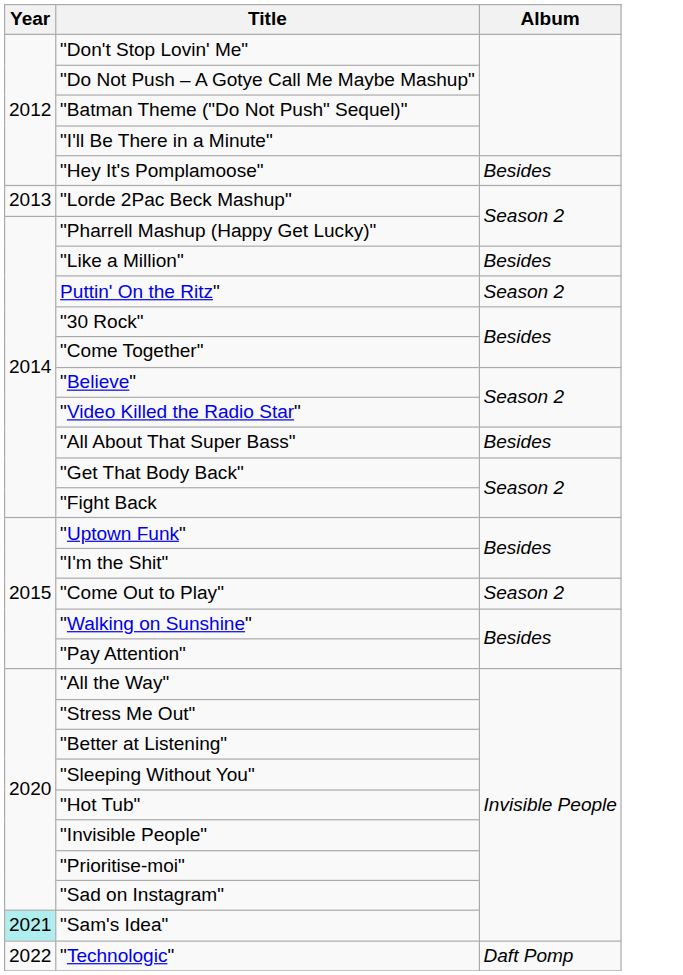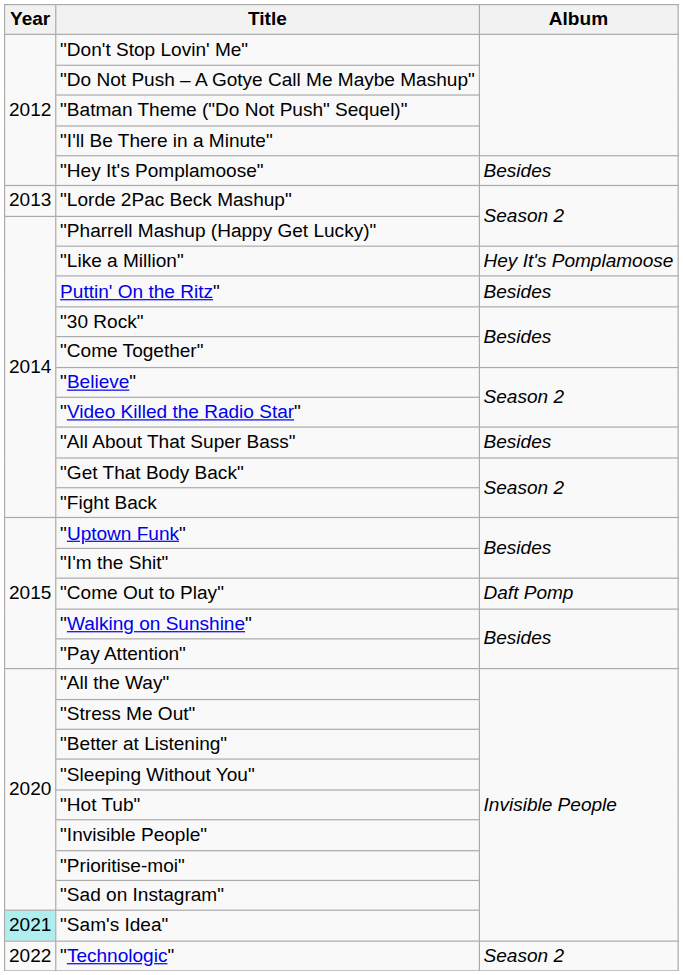(517, 261) Besides -> (578, 261) Hey It's Pomplamoose
(524, 291) Season 2 -> (517, 291) Besides
(524, 593) Season 2 -> (528, 593) Daft Pomp
(528, 955) Daft Pomp -> (524, 955) Season 2
